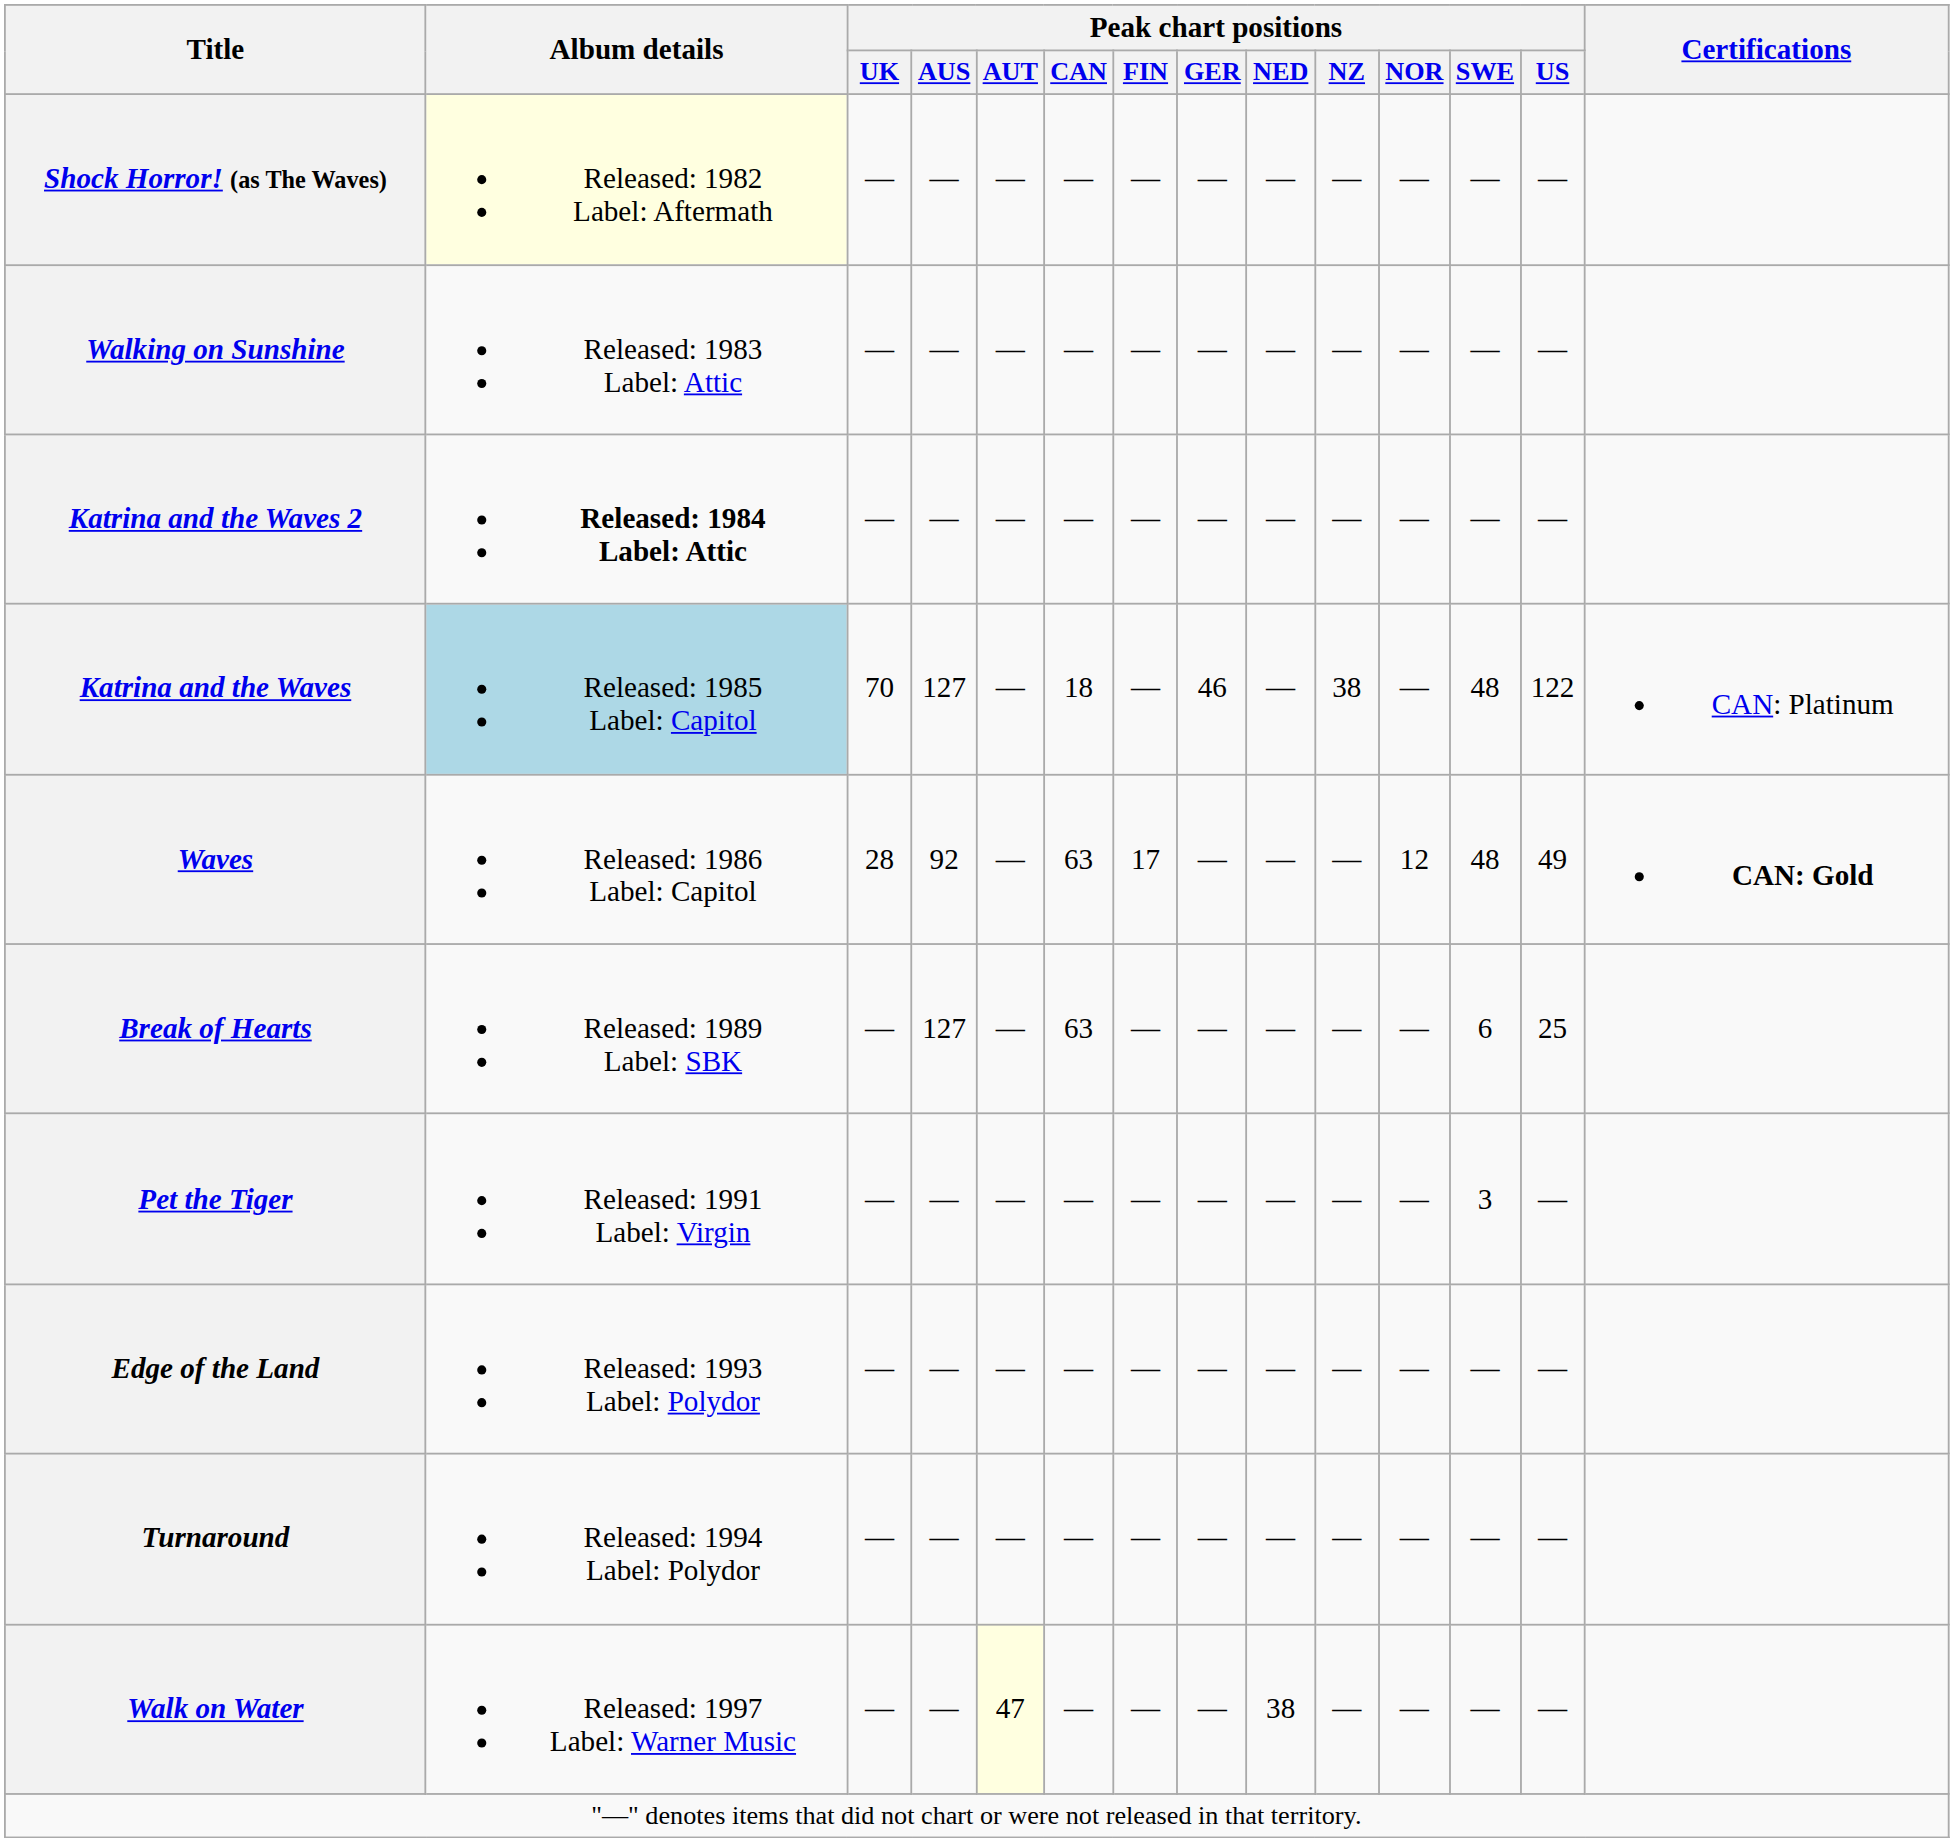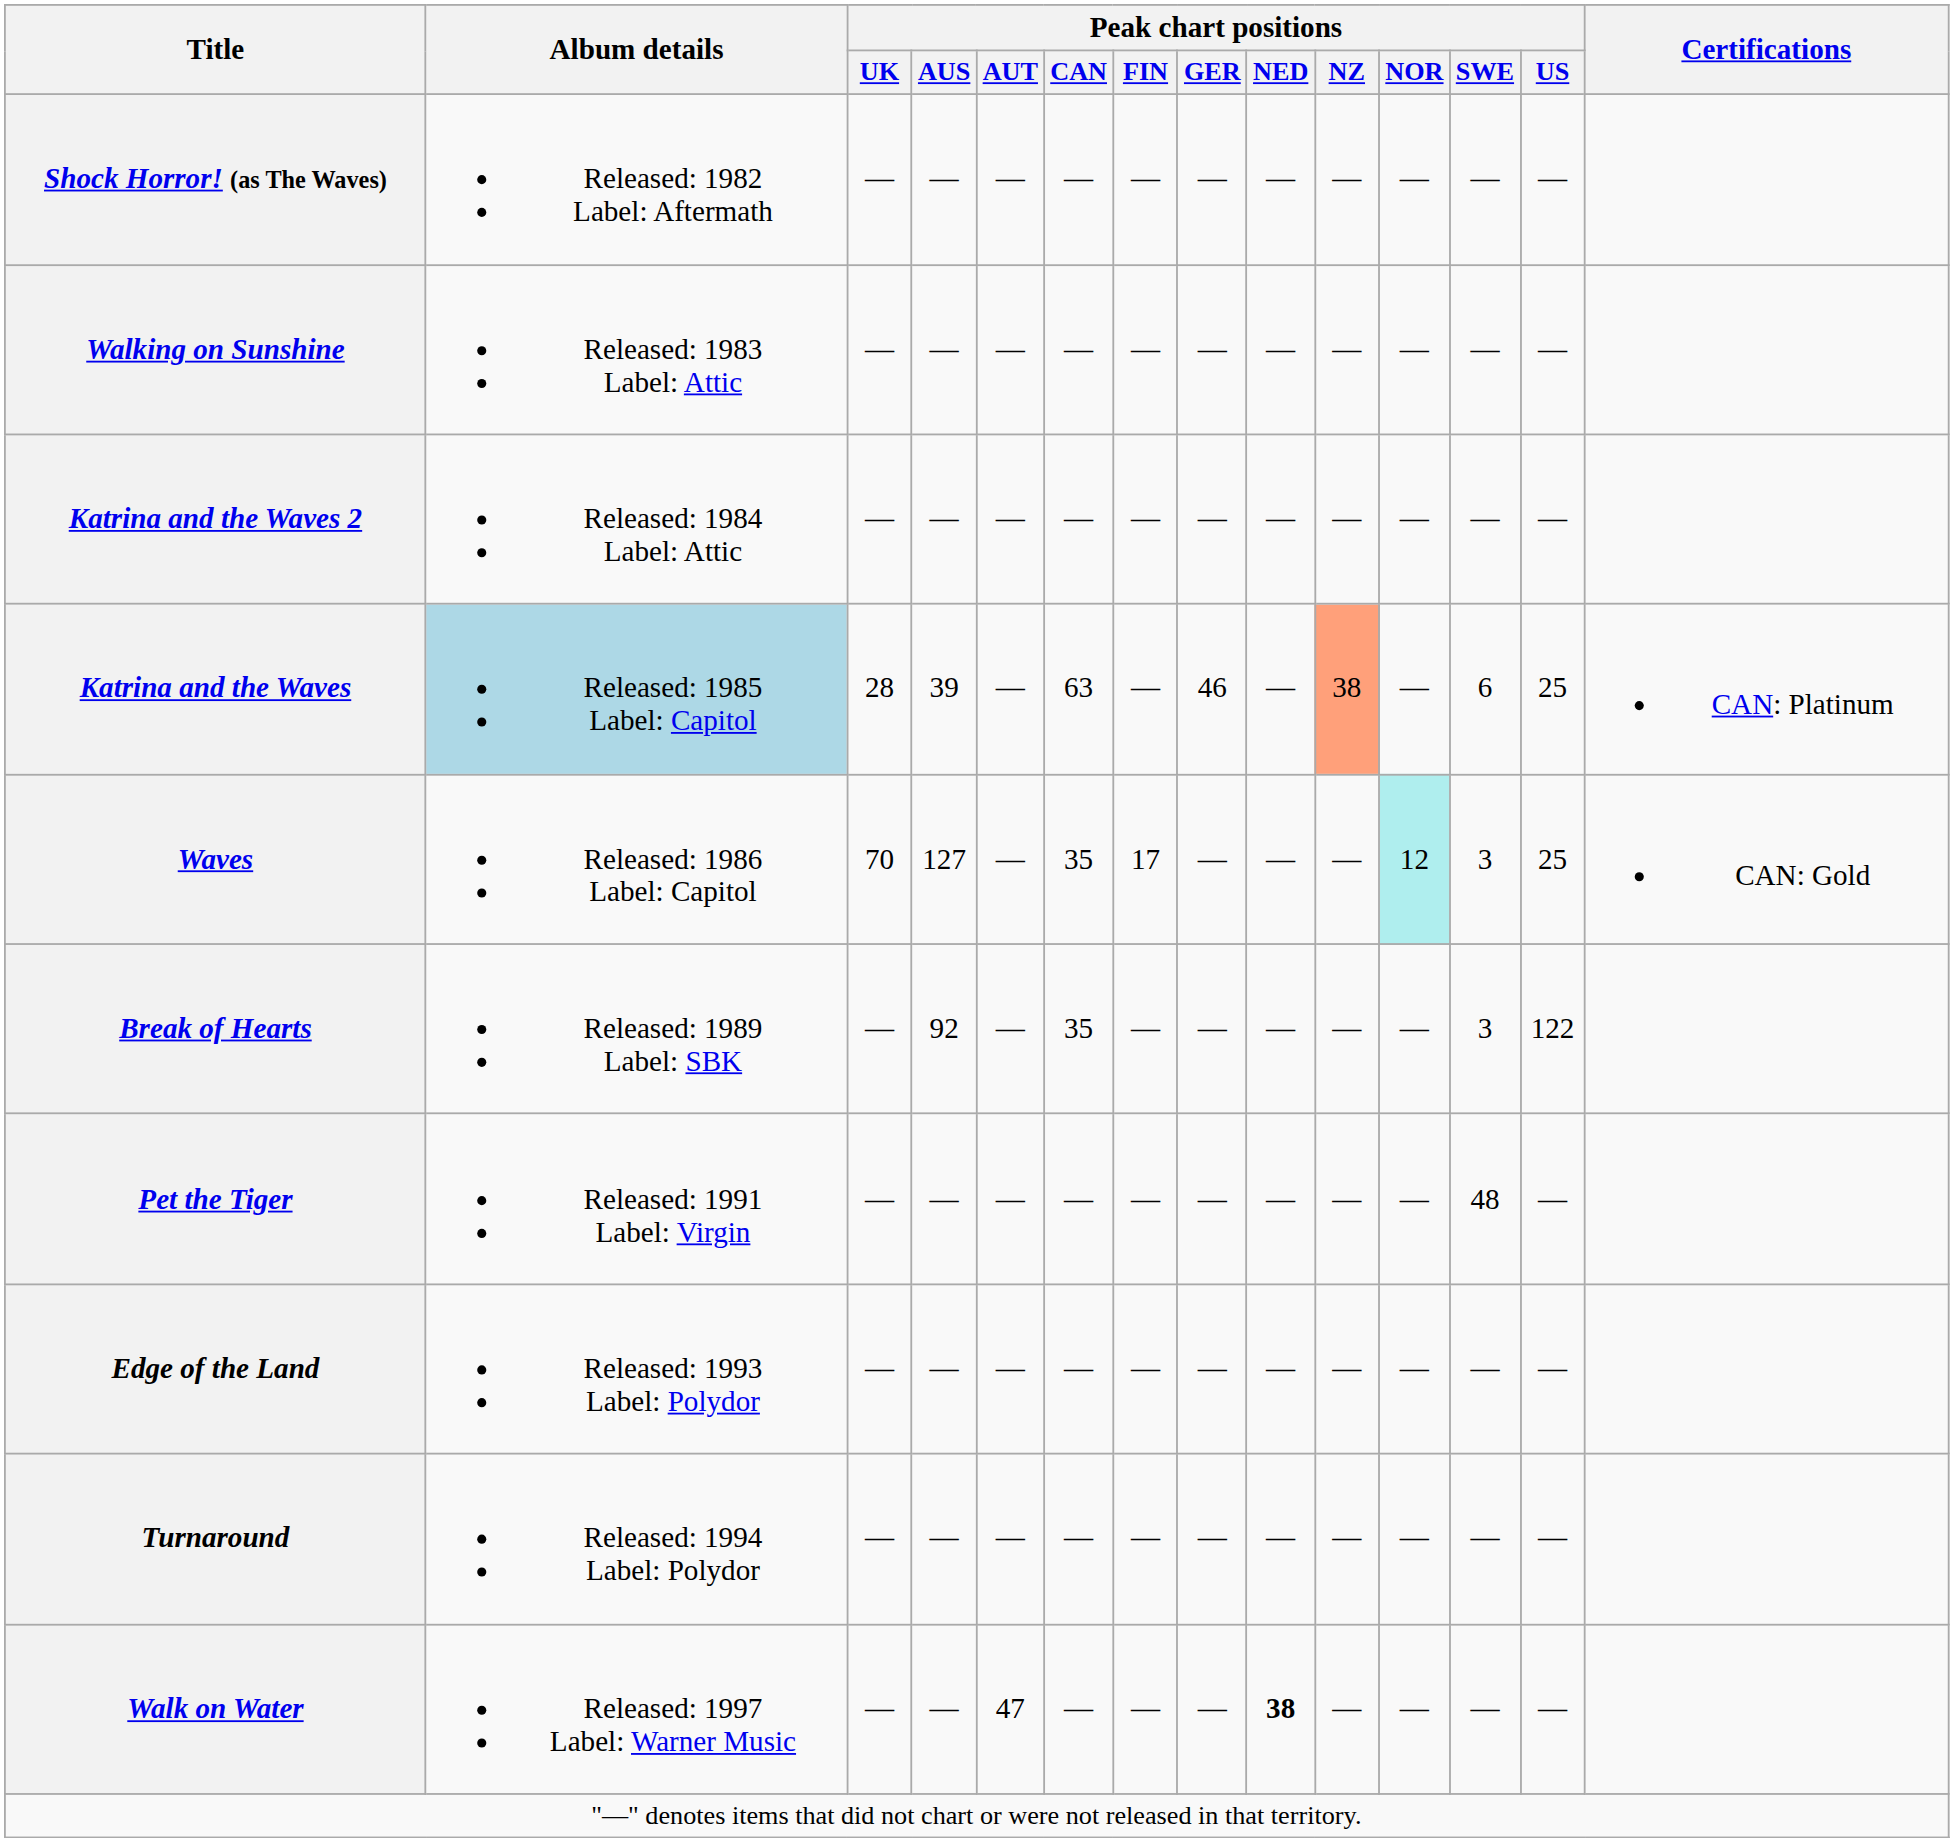(637, 196) lightyellow background -> (637, 196) no background
(637, 536) bold -> (637, 536) normal
(879, 688) 70 -> (879, 688) 28
(944, 688) 127 -> (944, 688) 39
(1079, 688) 18 -> (1079, 688) 63
(1347, 688) no background -> (1347, 688) lightsalmon background
(1485, 688) 48 -> (1485, 688) 6
(1553, 688) 122 -> (1553, 688) 25
(879, 858) 28 -> (879, 858) 70
(944, 858) 92 -> (944, 858) 127
(1079, 858) 63 -> (1079, 858) 35
(1414, 858) no background -> (1414, 858) paleturquoise background
(1485, 858) 48 -> (1485, 858) 3
(1553, 858) 49 -> (1553, 858) 25
(1766, 875) bold -> (1766, 875) normal
(944, 1028) 127 -> (944, 1028) 92
(1079, 1028) 63 -> (1079, 1028) 35
(1485, 1028) 6 -> (1485, 1028) 3
(1553, 1028) 25 -> (1553, 1028) 122
(1485, 1198) 3 -> (1485, 1198) 48
(1010, 1708) lightyellow background -> (1010, 1708) no background
(1281, 1708) normal -> (1281, 1708) bold
